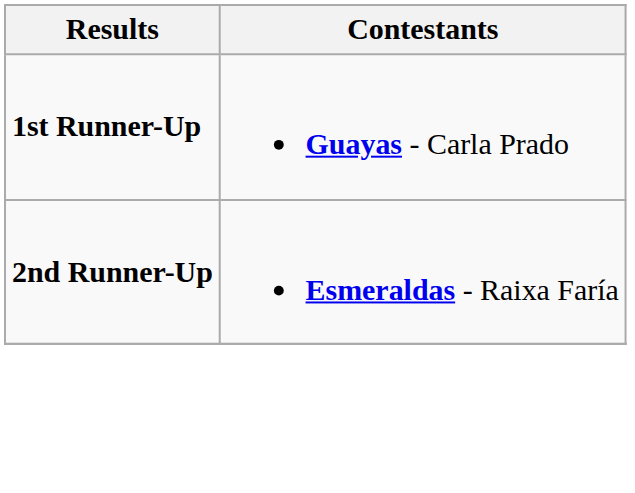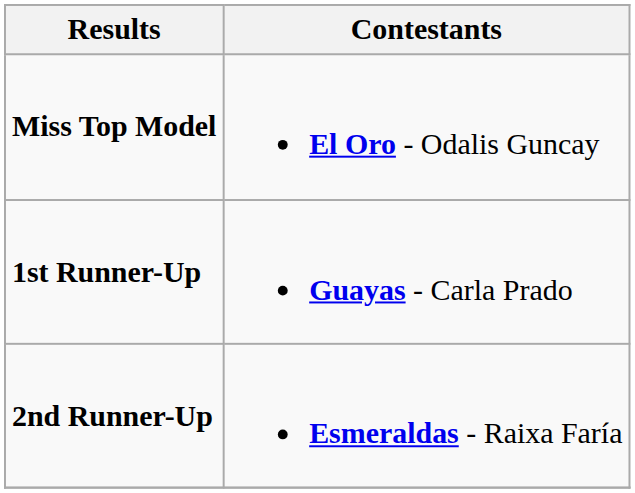+ row: (114, 126)
